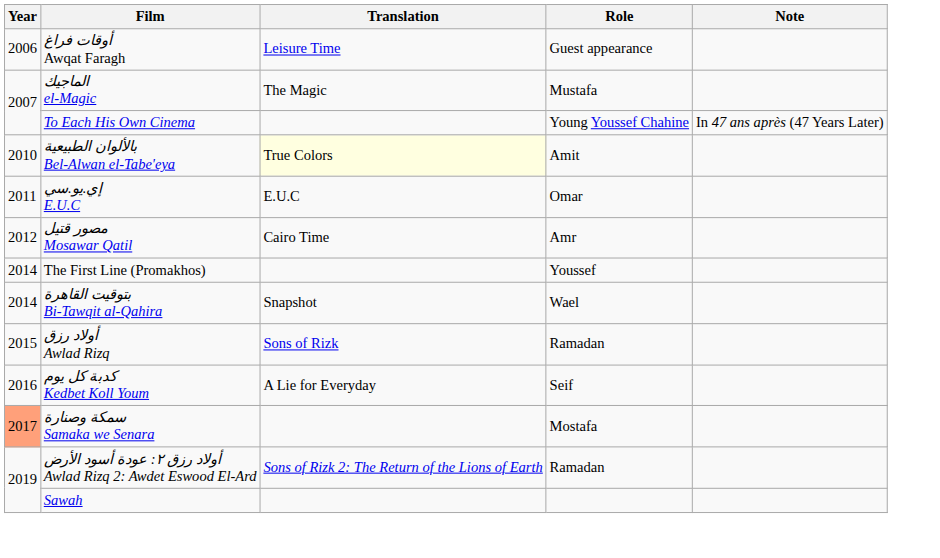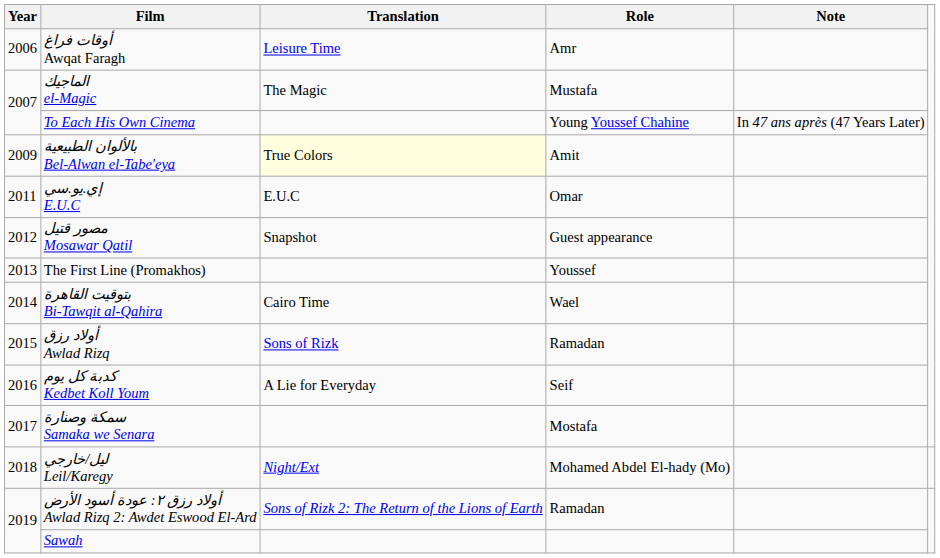(601, 49) Guest appearance -> (563, 49) Amr
(22, 155) 2010 -> (22, 155) 2009
(296, 238) Cairo Time -> (290, 238) Snapshot
(563, 238) Amr -> (601, 238) Guest appearance
(22, 270) 2014 -> (22, 270) 2013
(290, 303) Snapshot -> (296, 303) Cairo Time
(22, 426) lightsalmon background -> (22, 426) no background
+ row: (78, 467)
